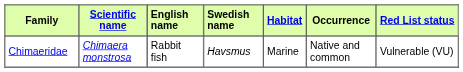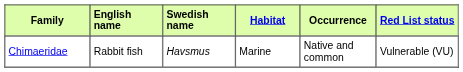- column: (113, 20)
